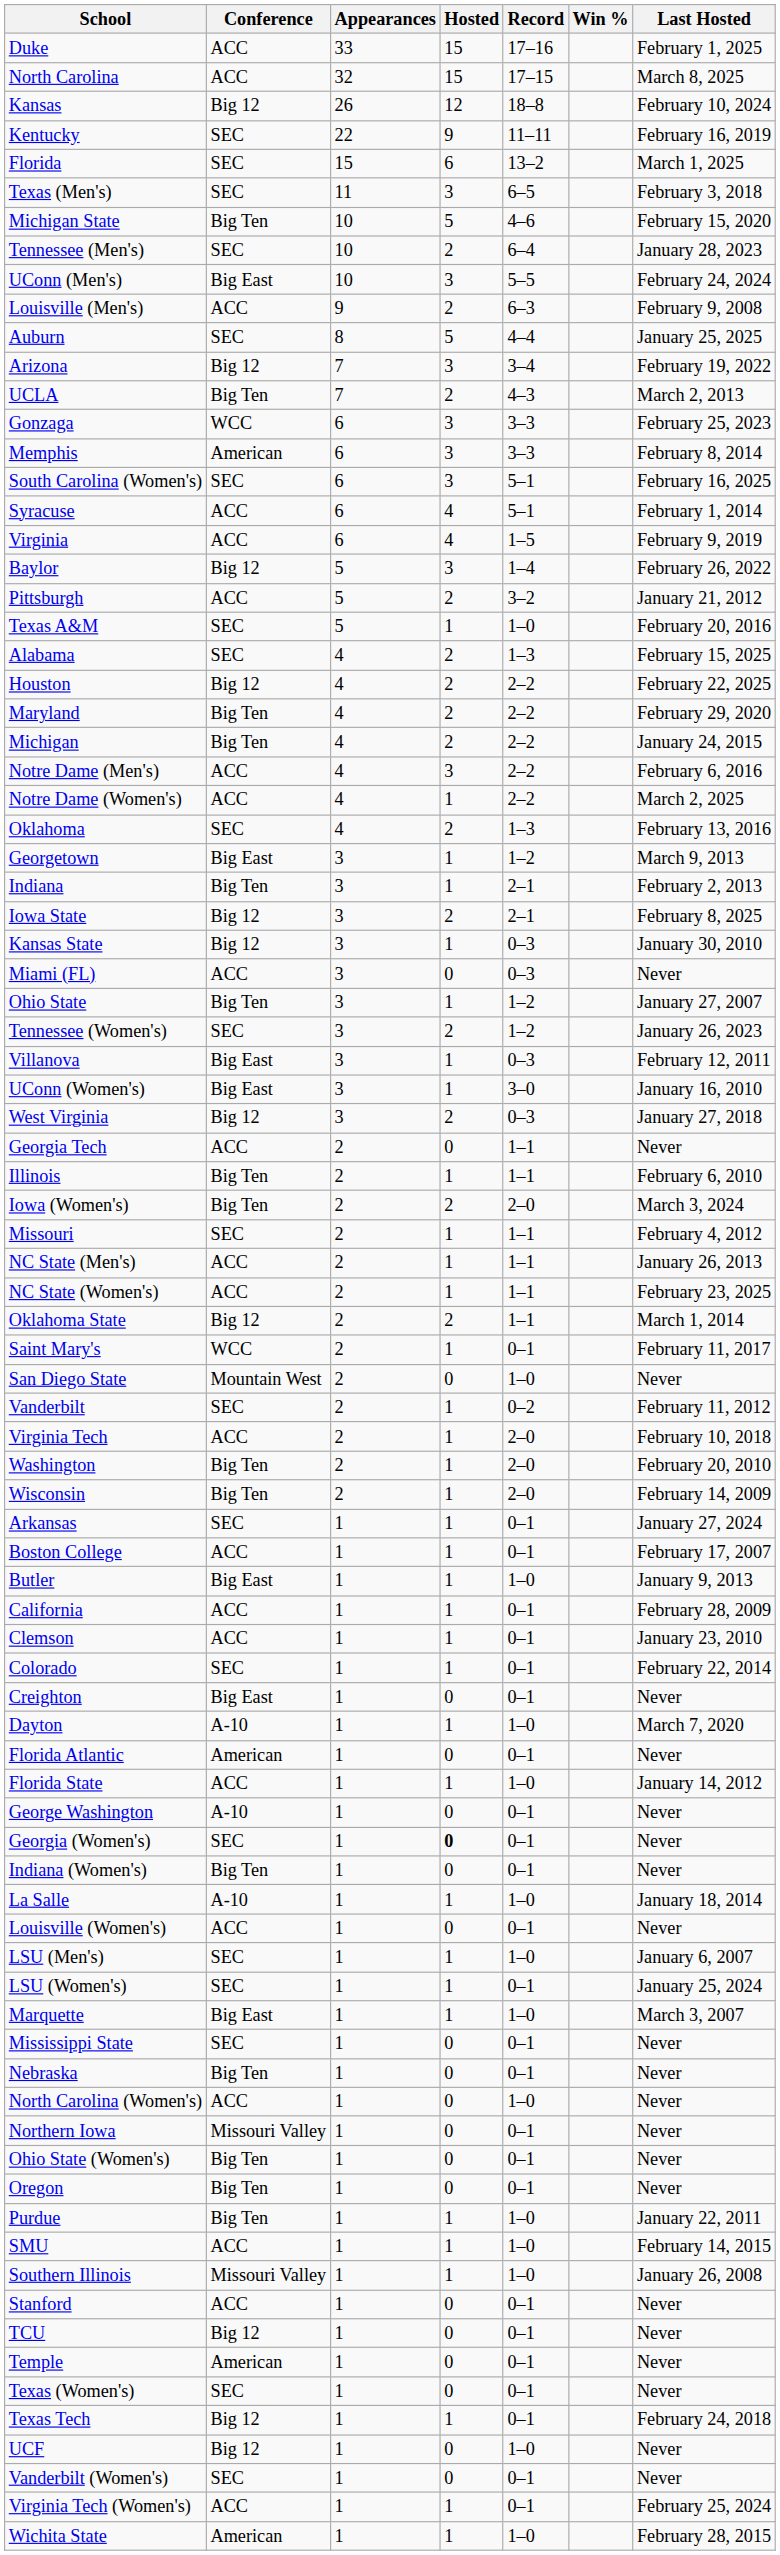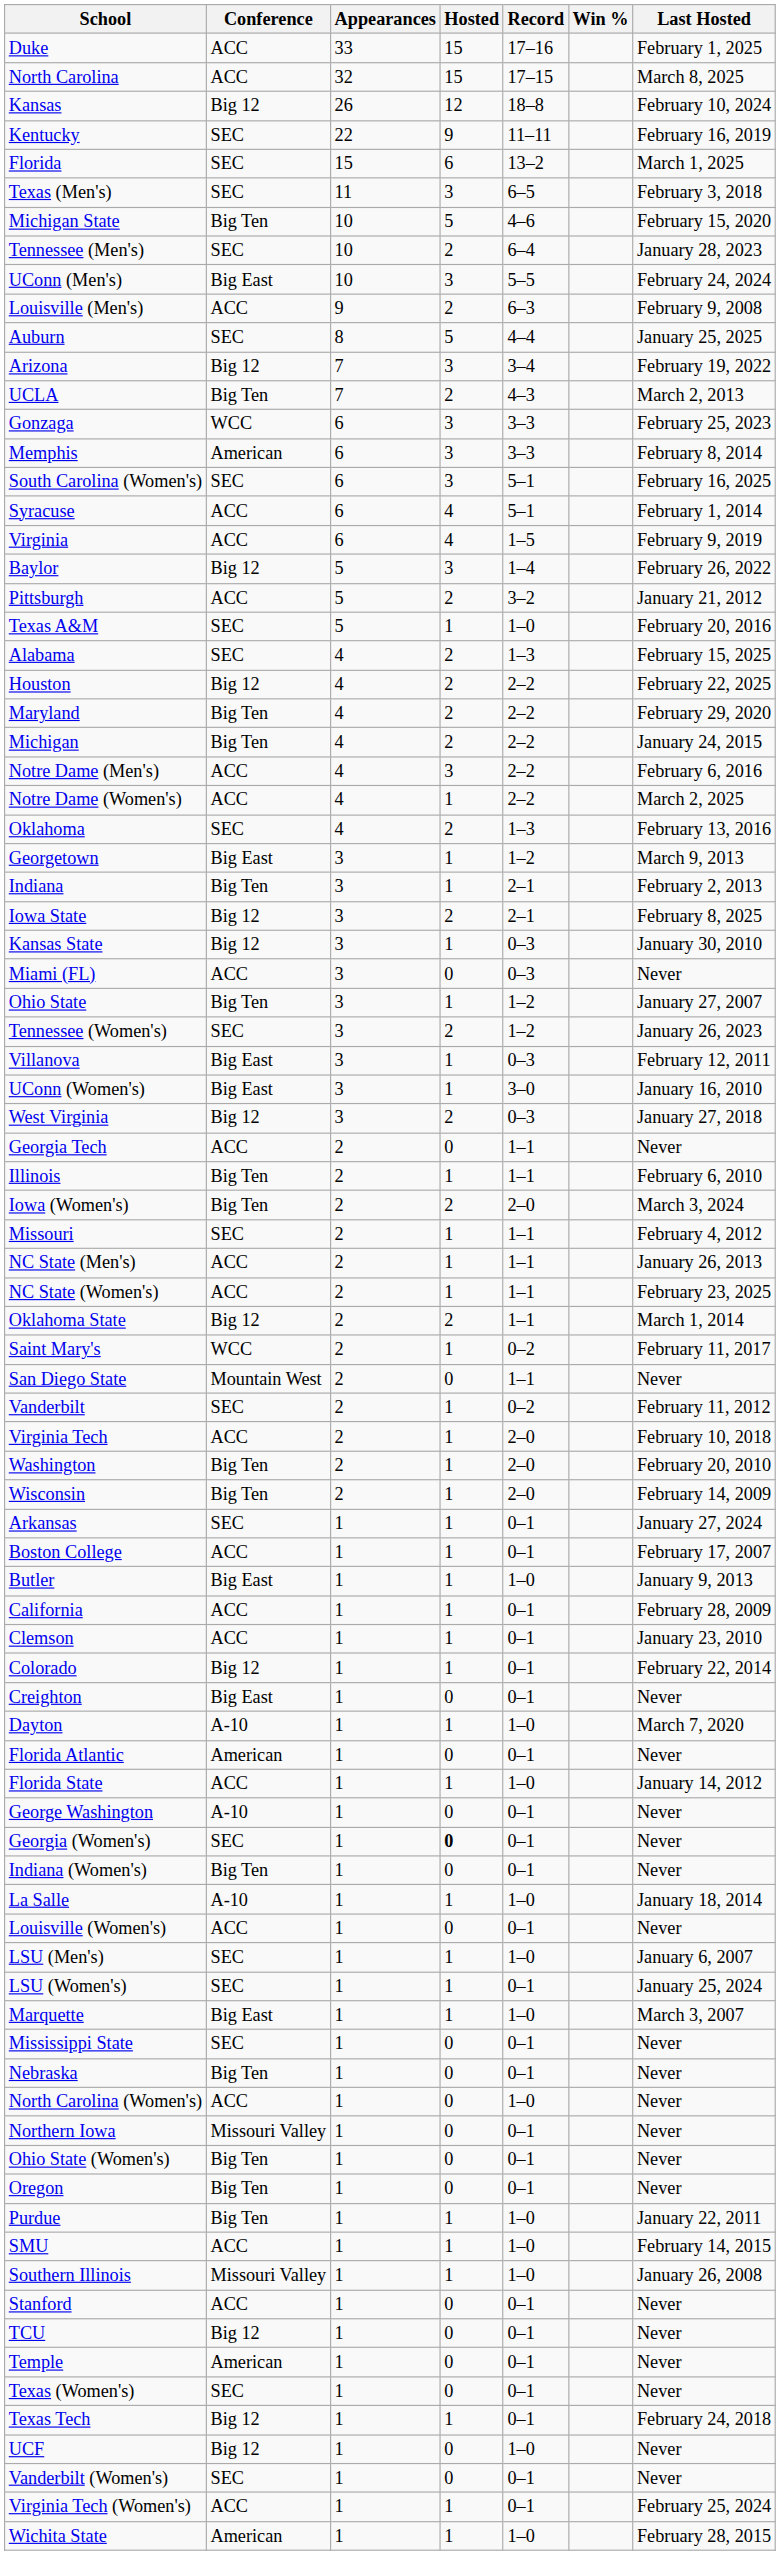(521, 1349) 0–1 -> (521, 1349) 0–2
(521, 1378) 1–0 -> (521, 1378) 1–1
(227, 1667) SEC -> (235, 1667) Big 12
